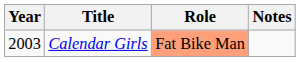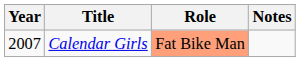(25, 43) 2003 -> (25, 43) 2007
